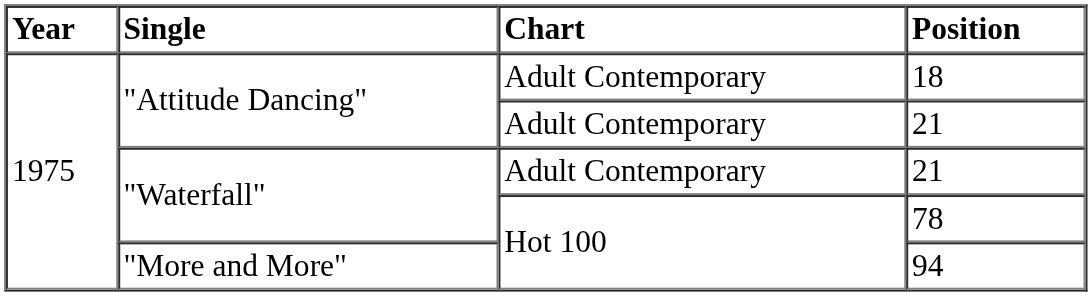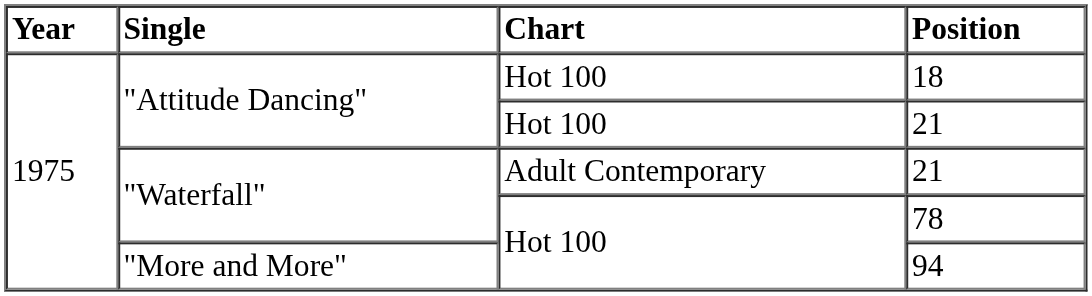(635, 76) Adult Contemporary -> (555, 76) Hot 100
(635, 123) Adult Contemporary -> (555, 123) Hot 100
